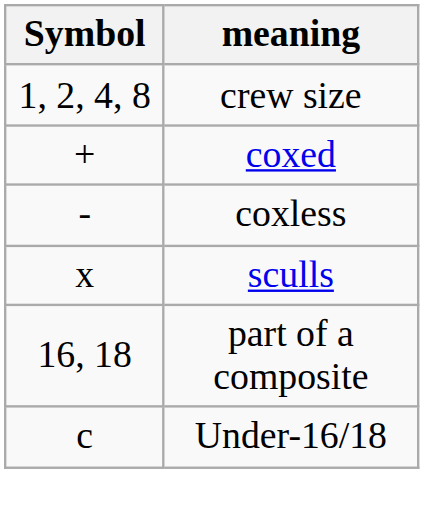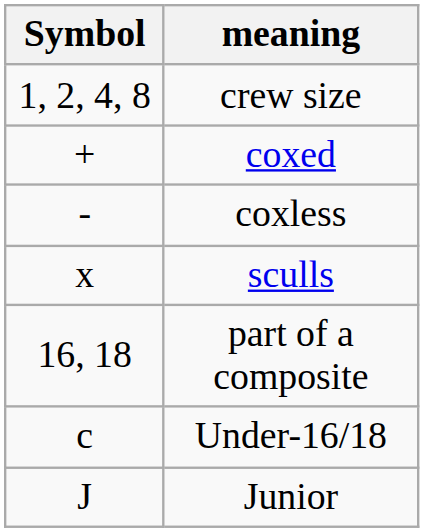+ row: (291, 496)
